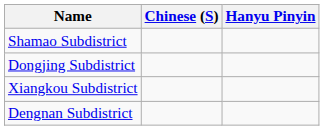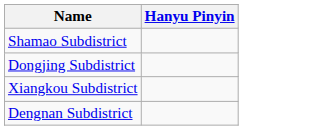- column: (182, 16)
